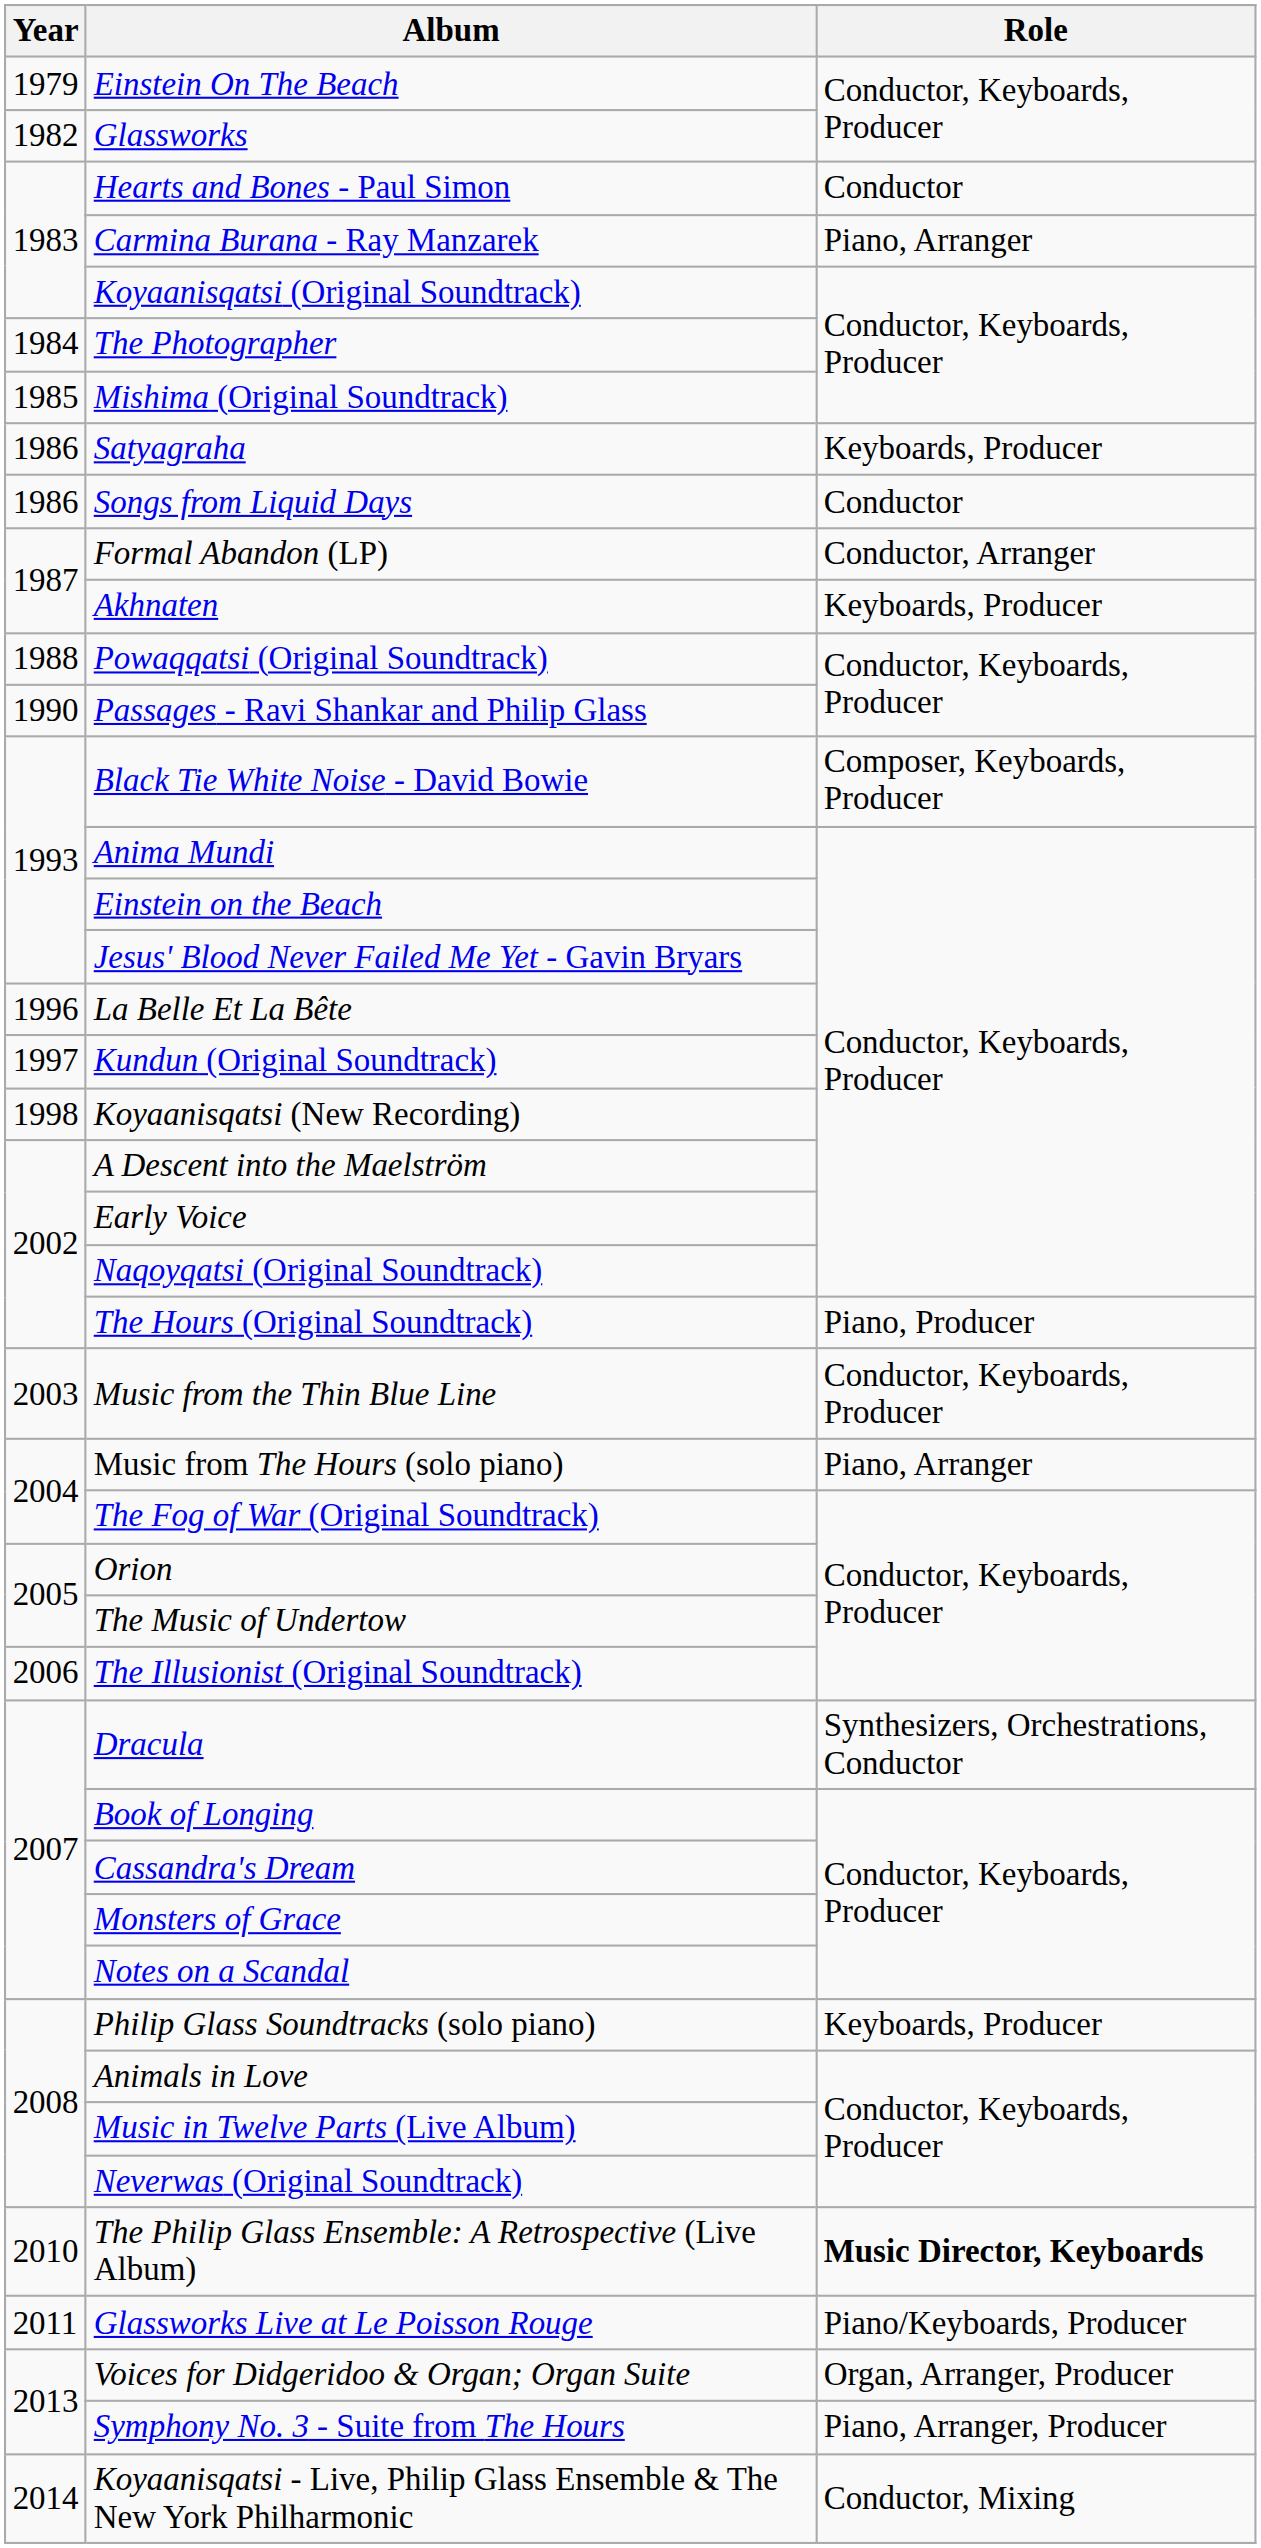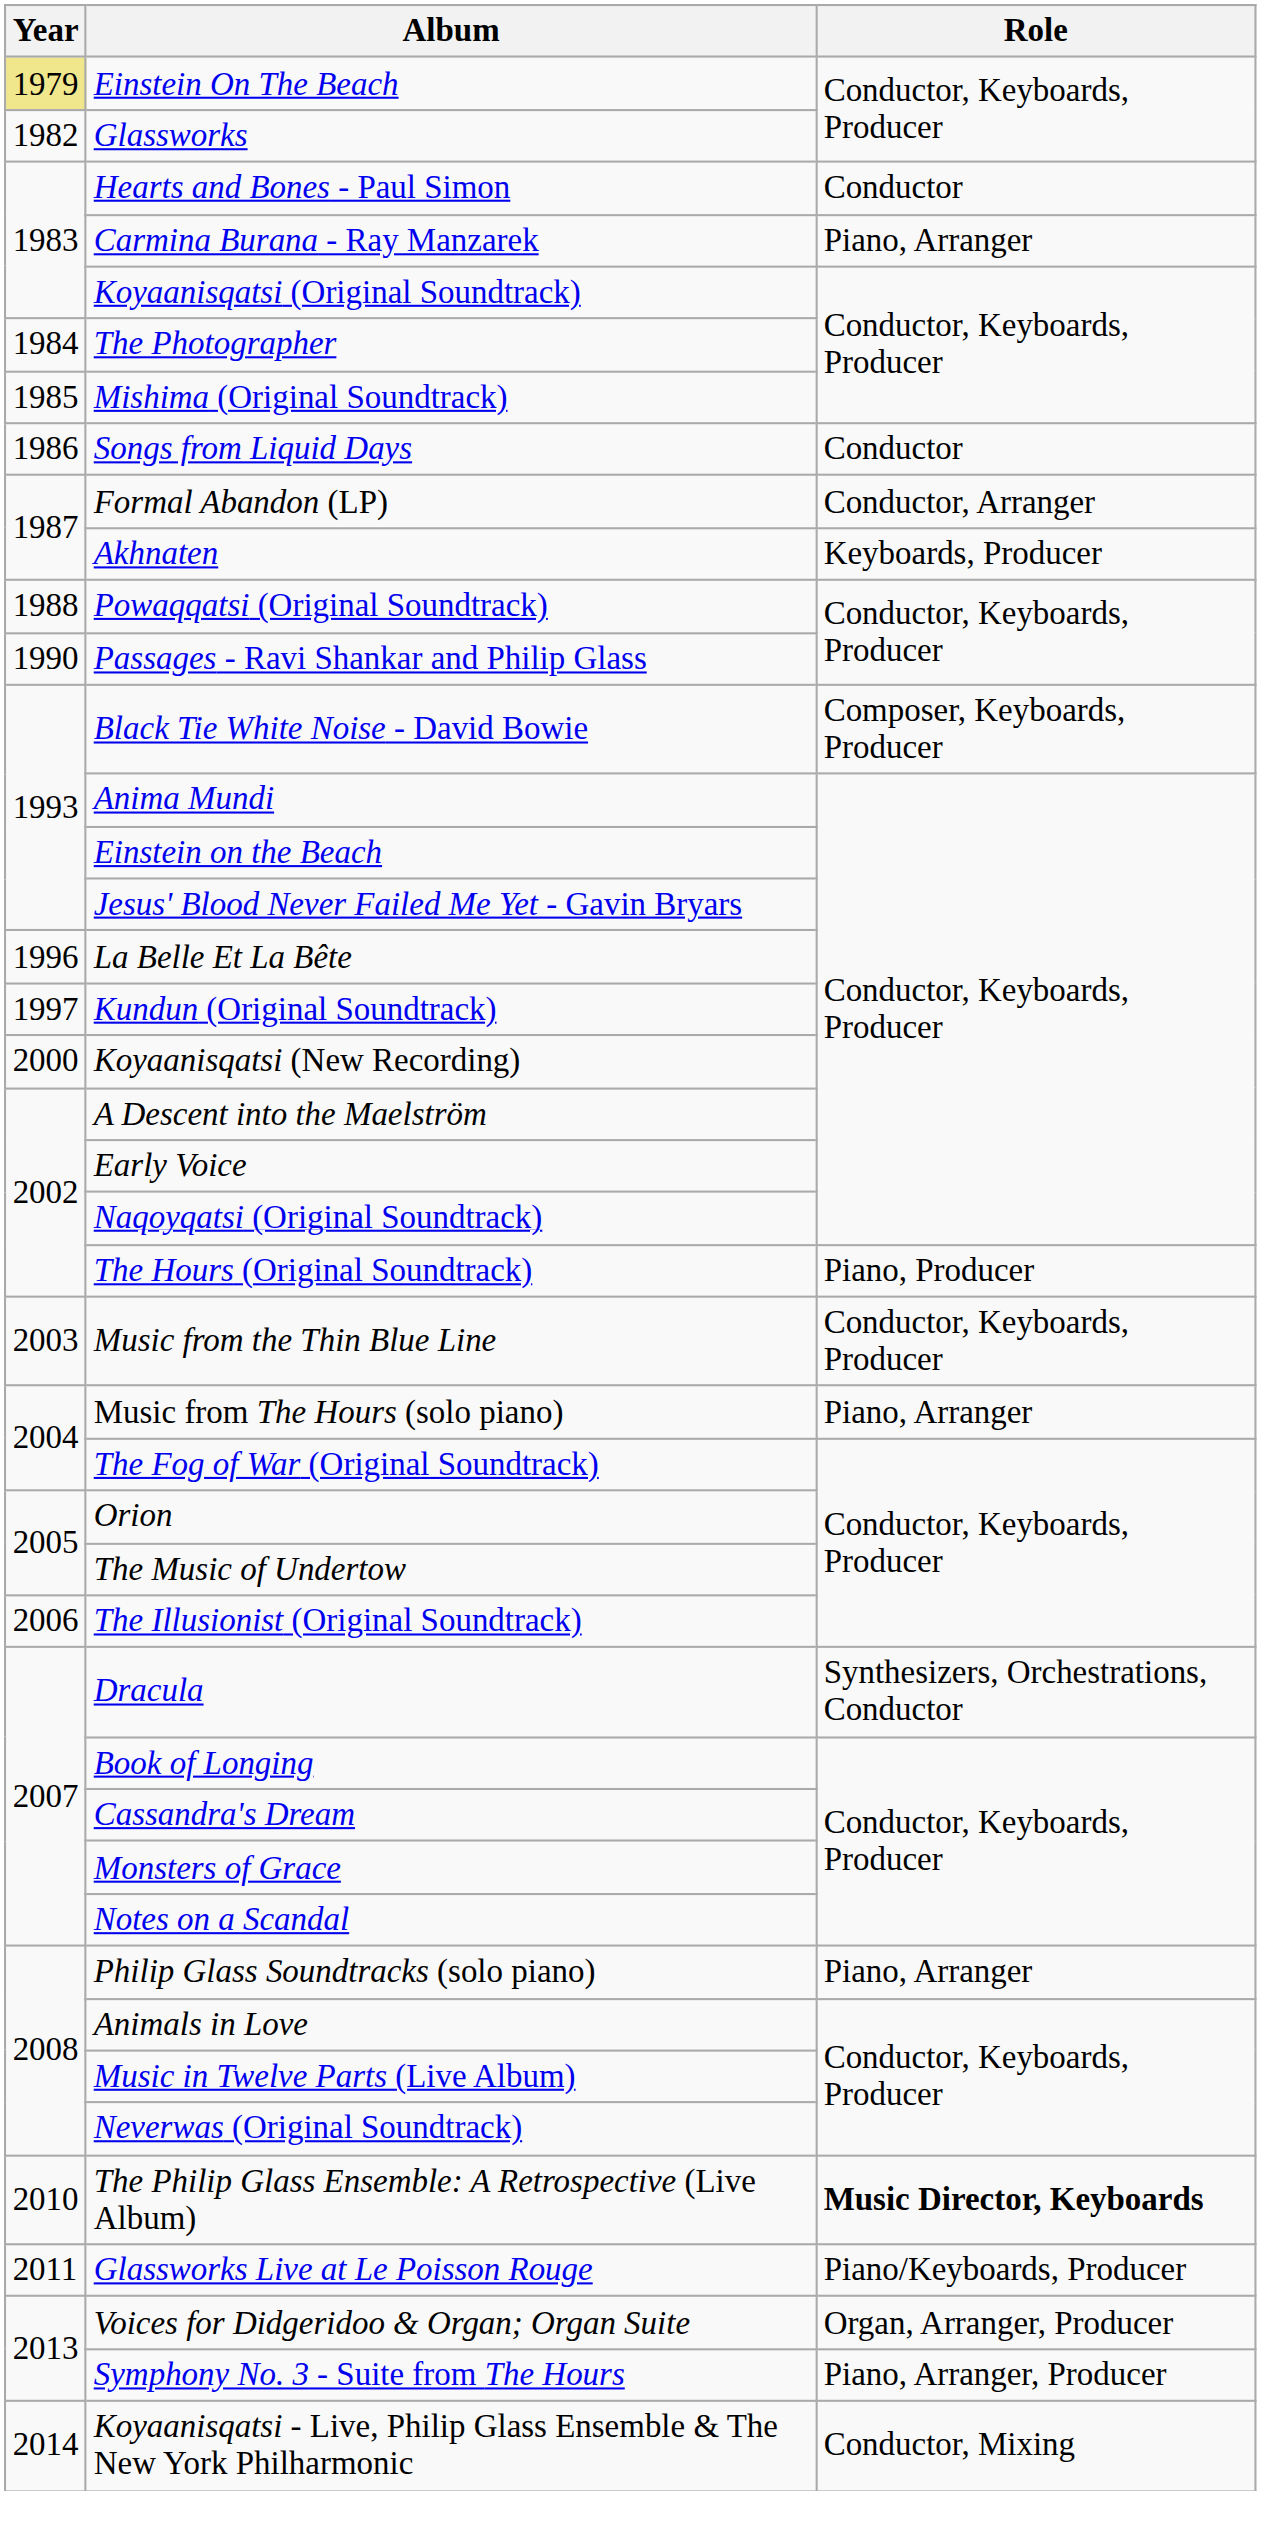(46, 82) no background -> (46, 82) khaki background
- row: (170, 448)
(46, 1113) 1998 -> (46, 1060) 2000
(963, 2023) Keyboards, Producer -> (928, 1971) Piano, Arranger
